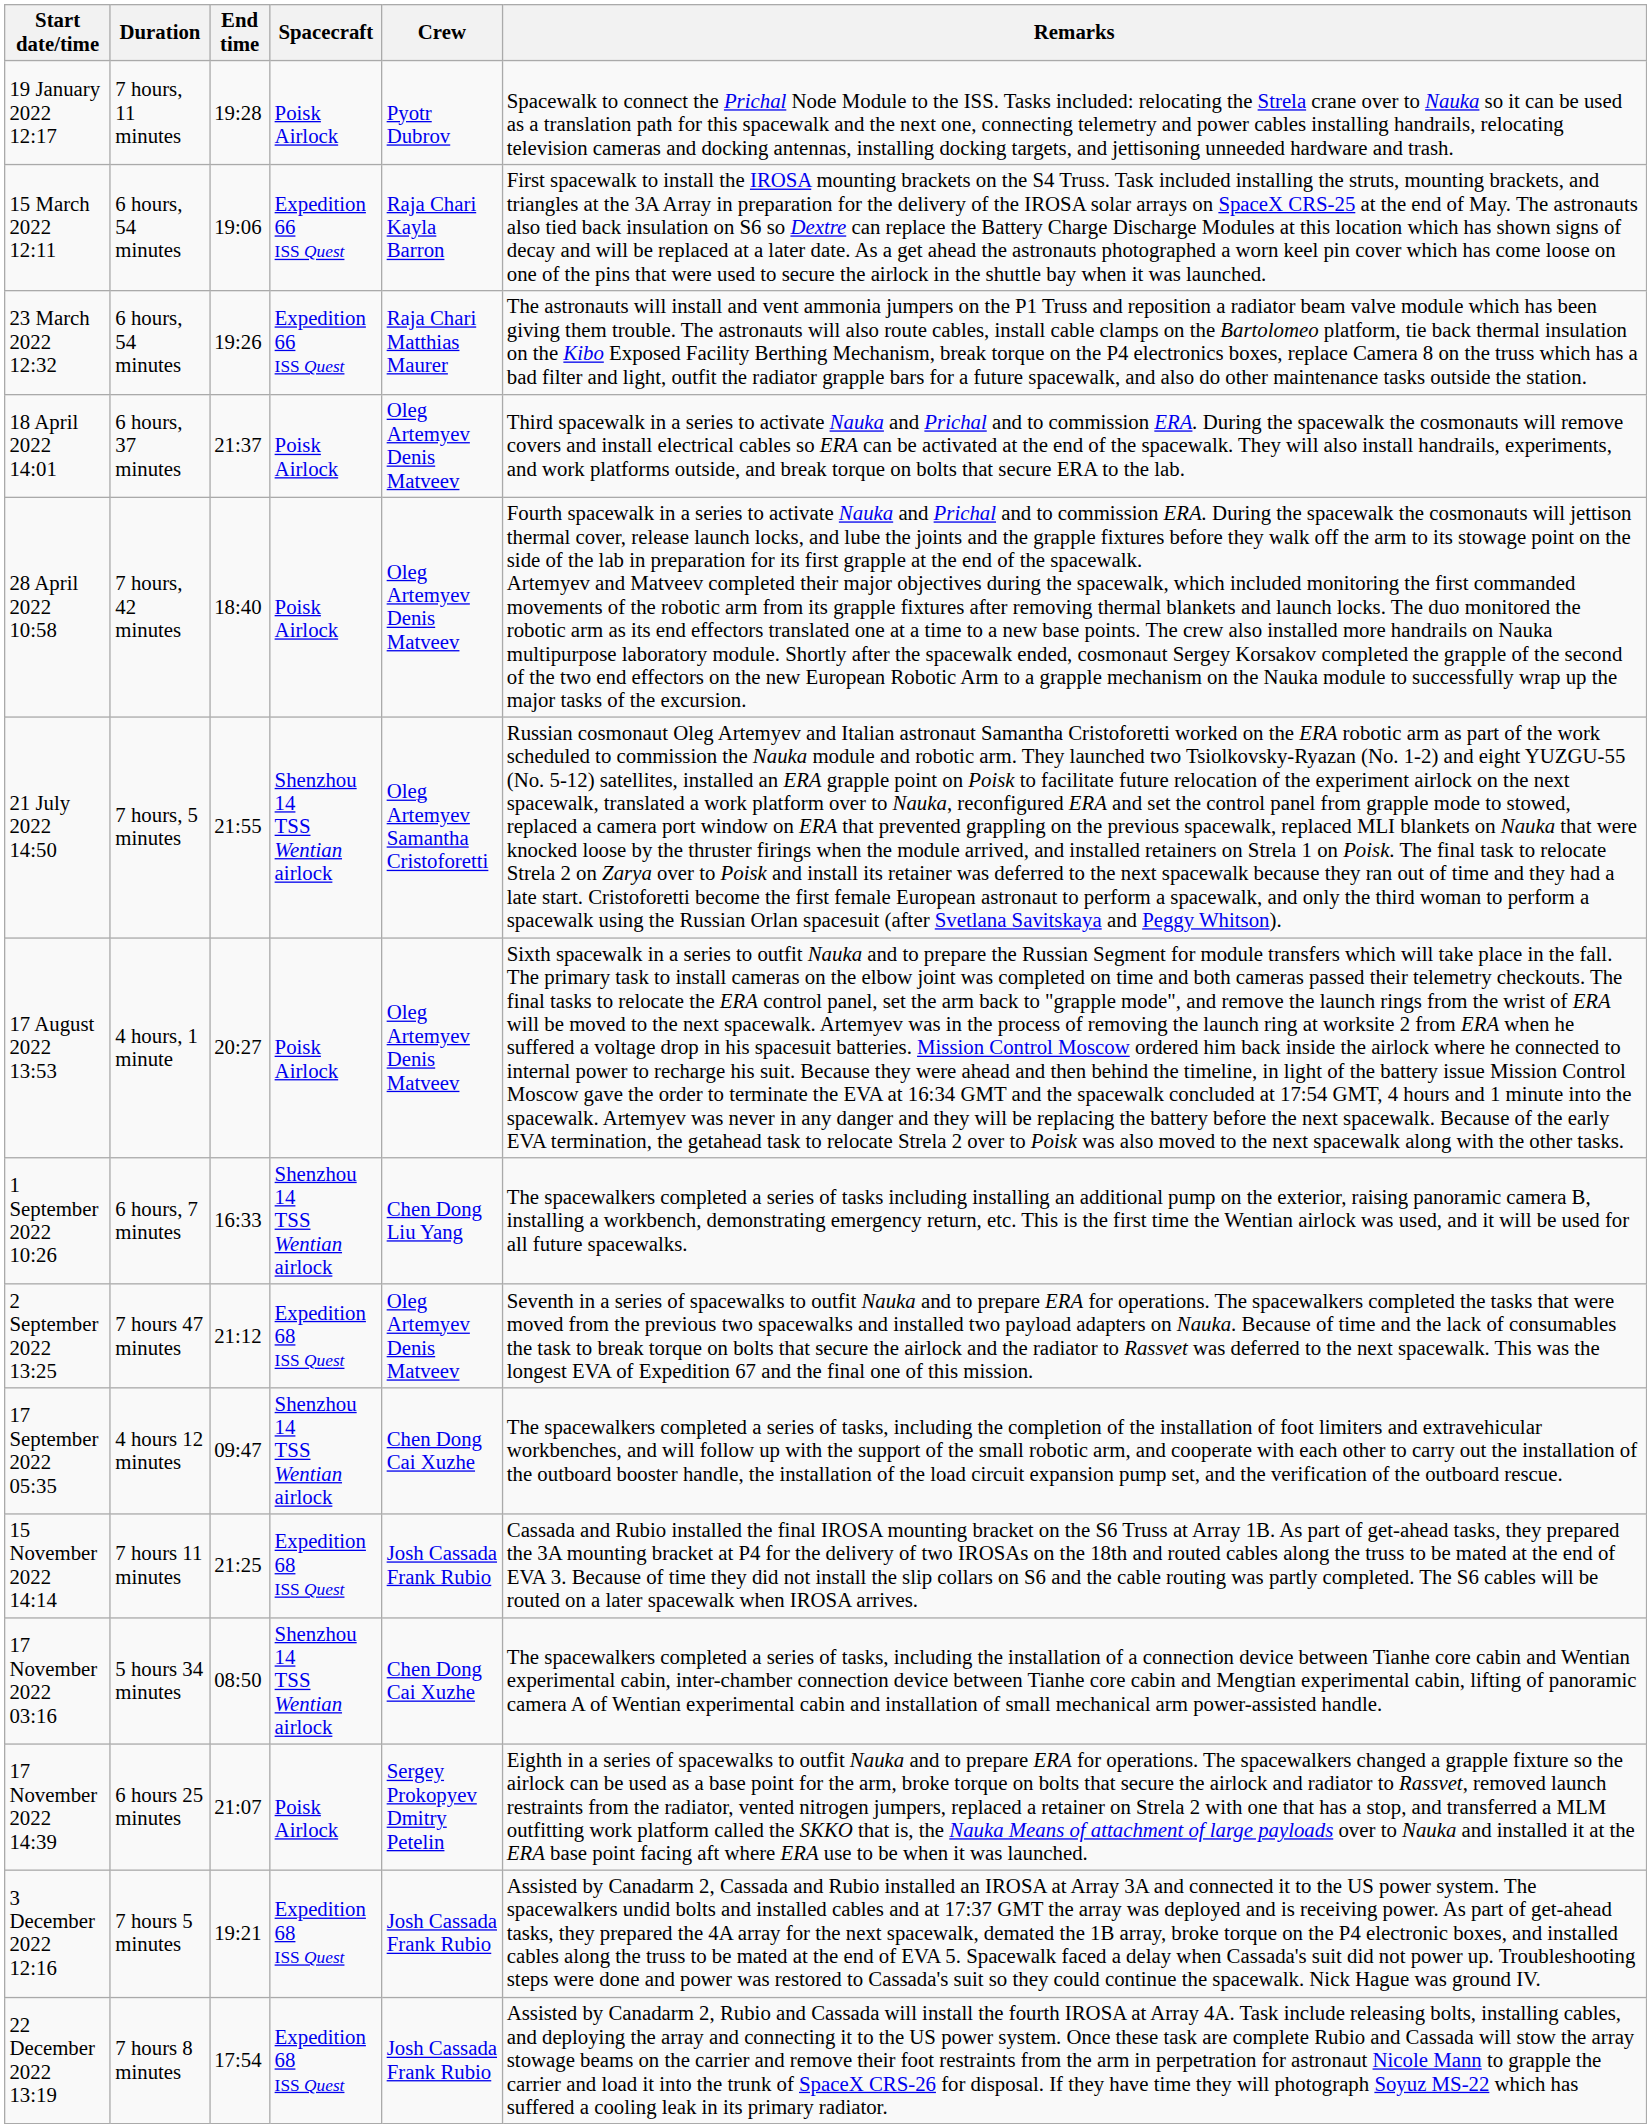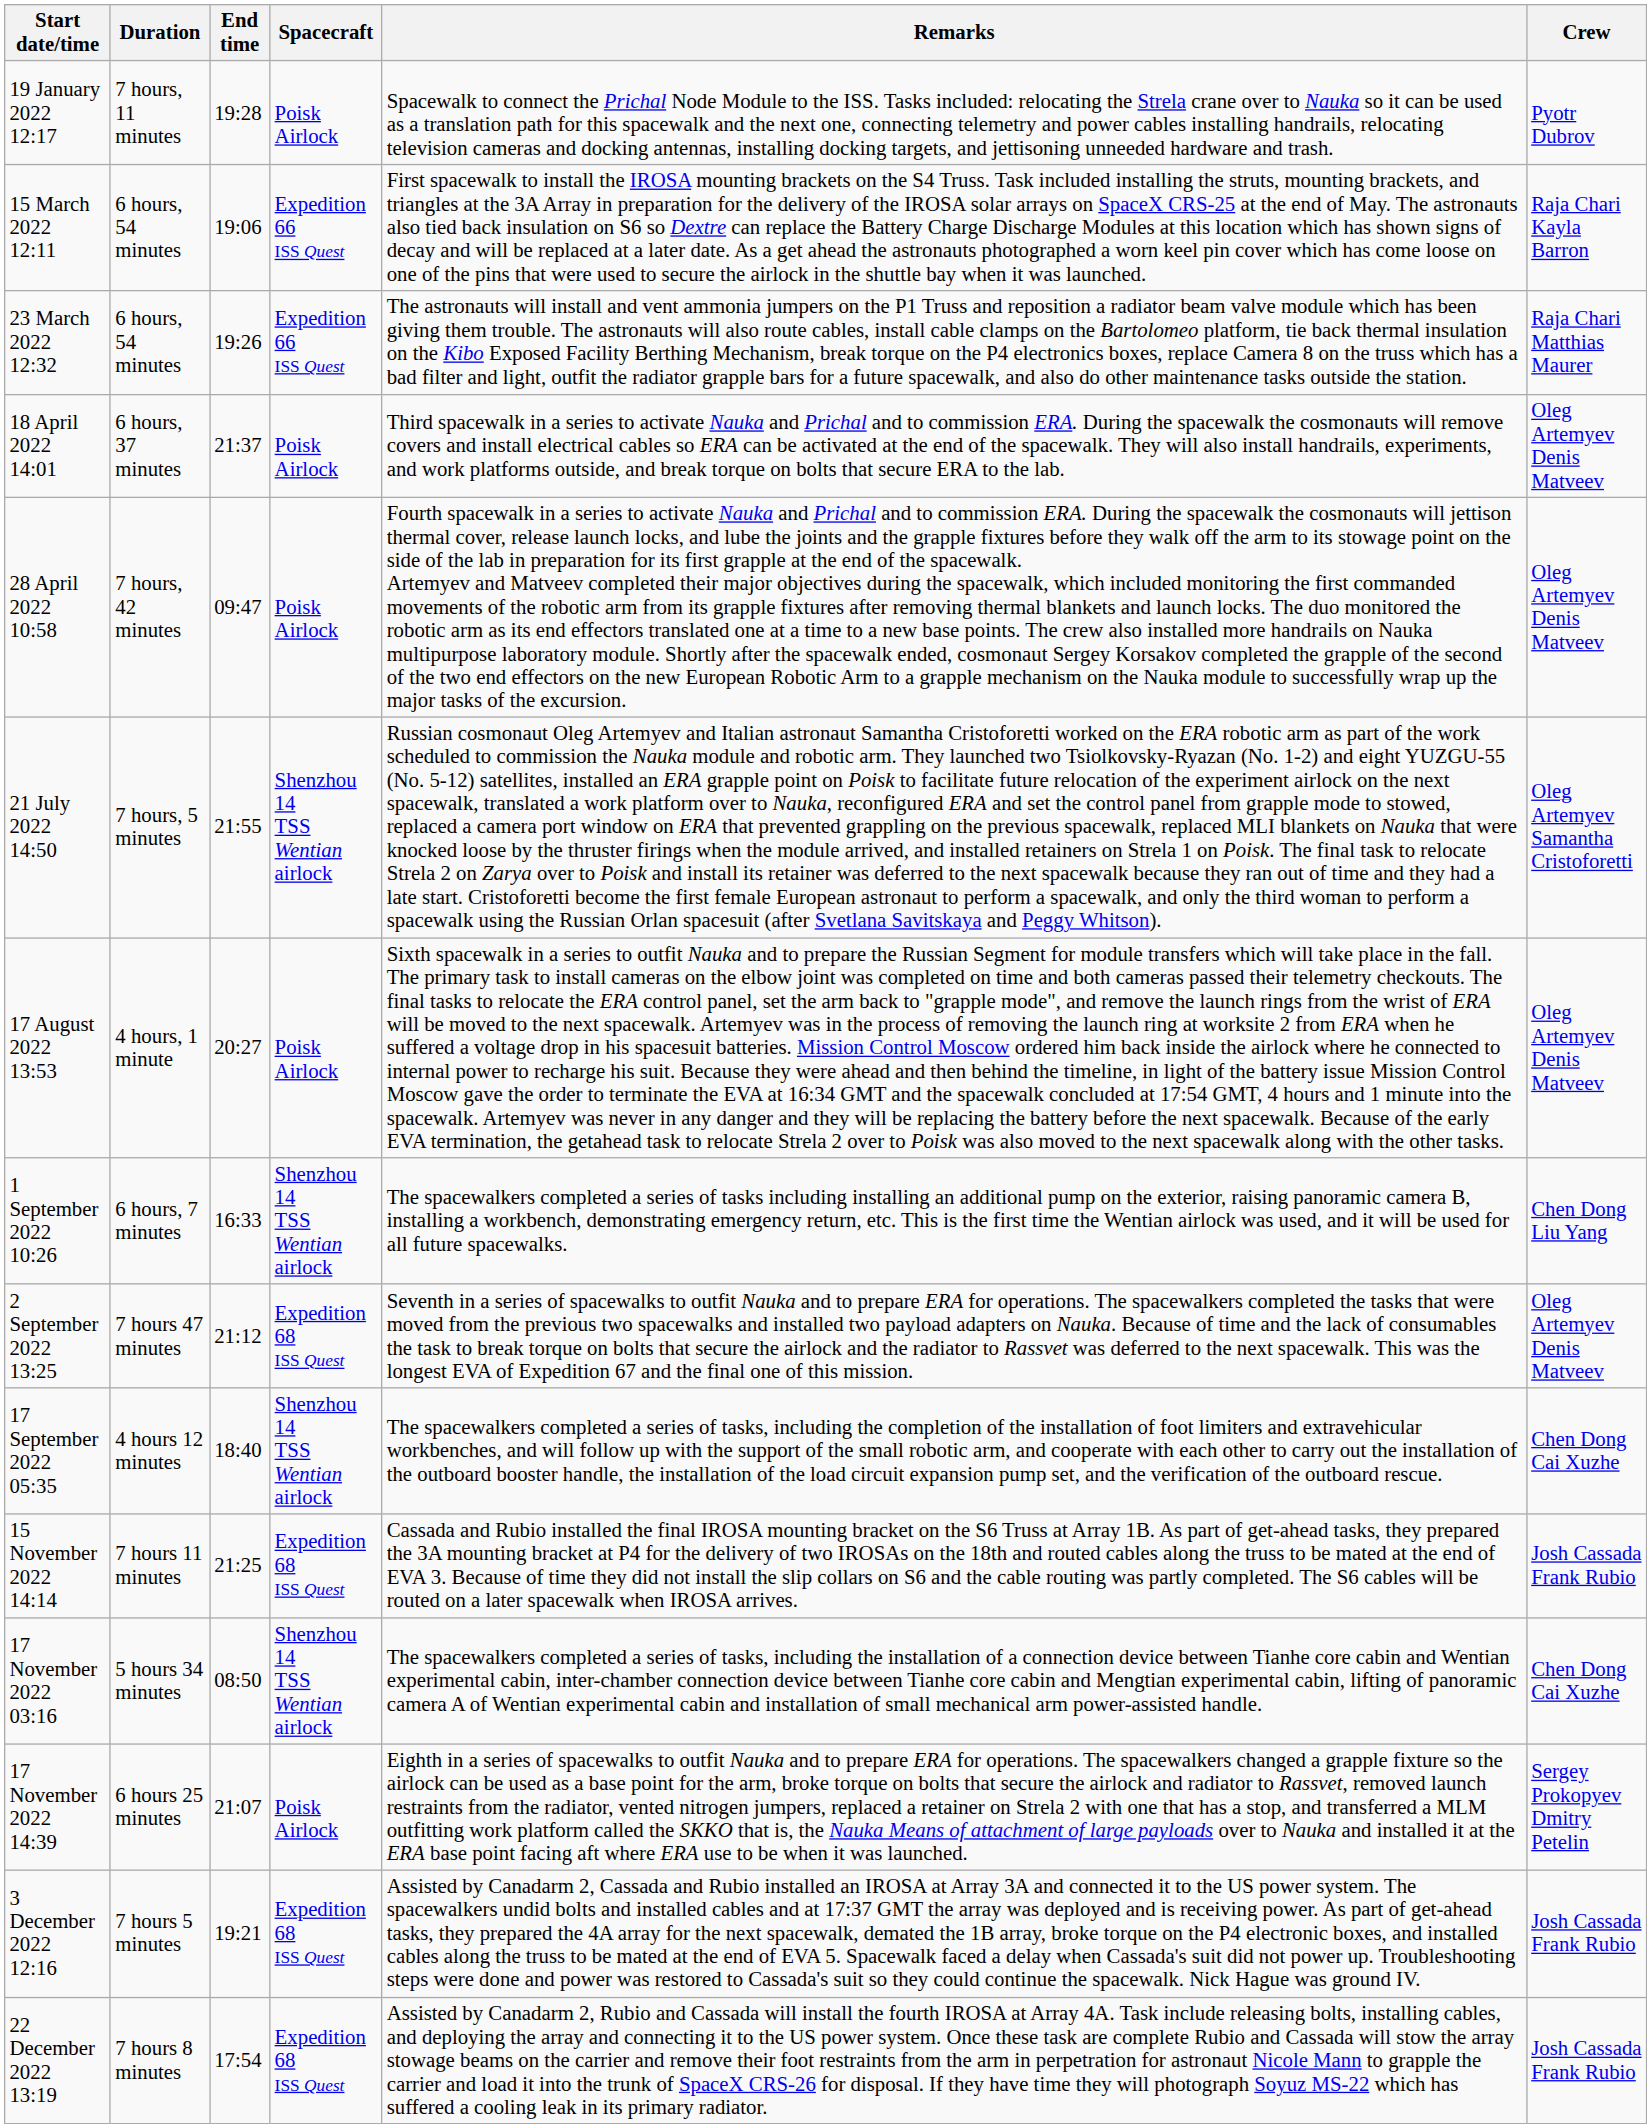columns swapped: (442, 32) <-> (1074, 32)
(238, 607) 18:40 -> (238, 607) 09:47
(238, 1450) 09:47 -> (238, 1450) 18:40
